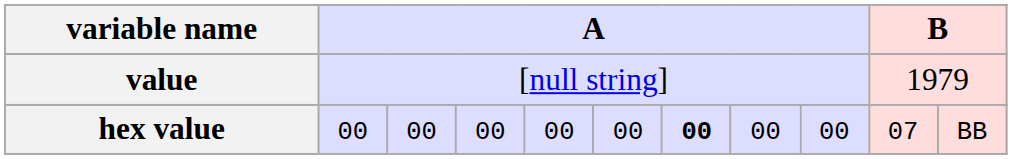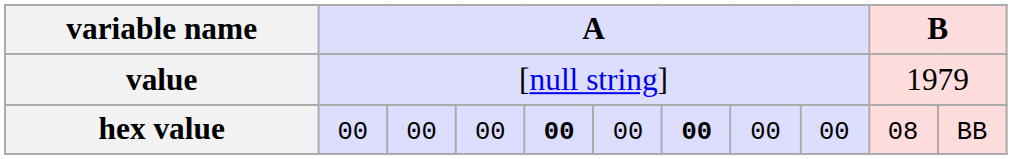(559, 132) normal -> (559, 129) bold
(903, 132) 07 -> (903, 132) 08
